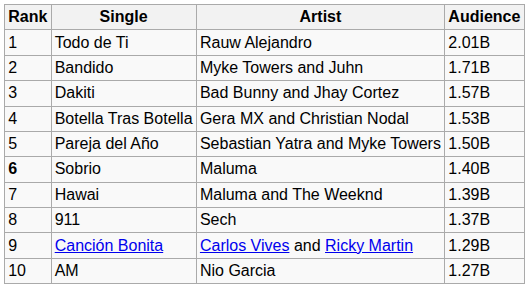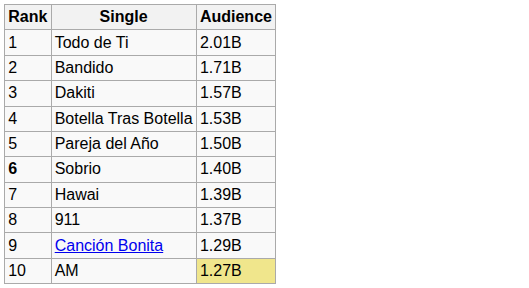- column: (320, 17)
(469, 270) no background -> (221, 270) khaki background
